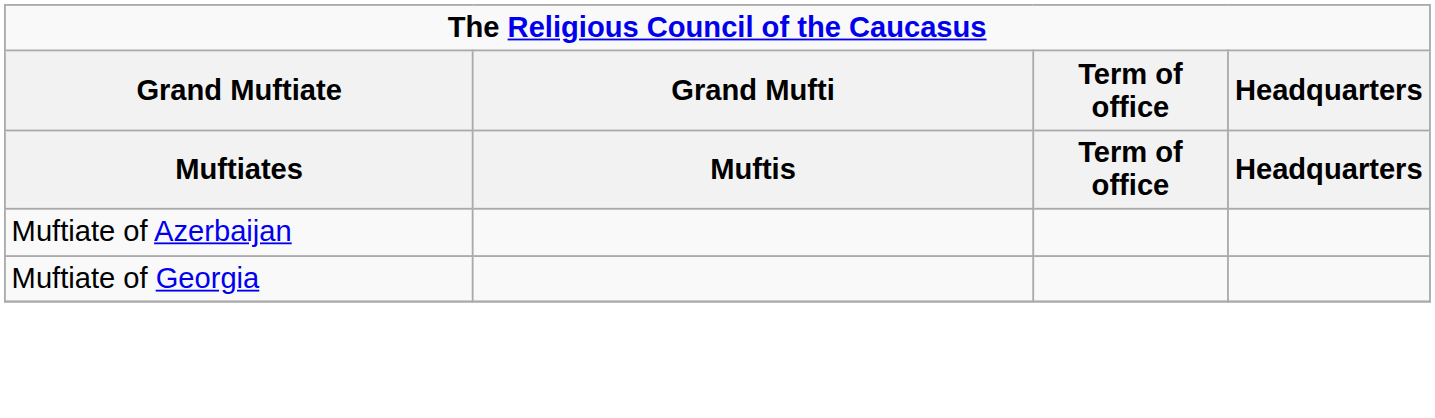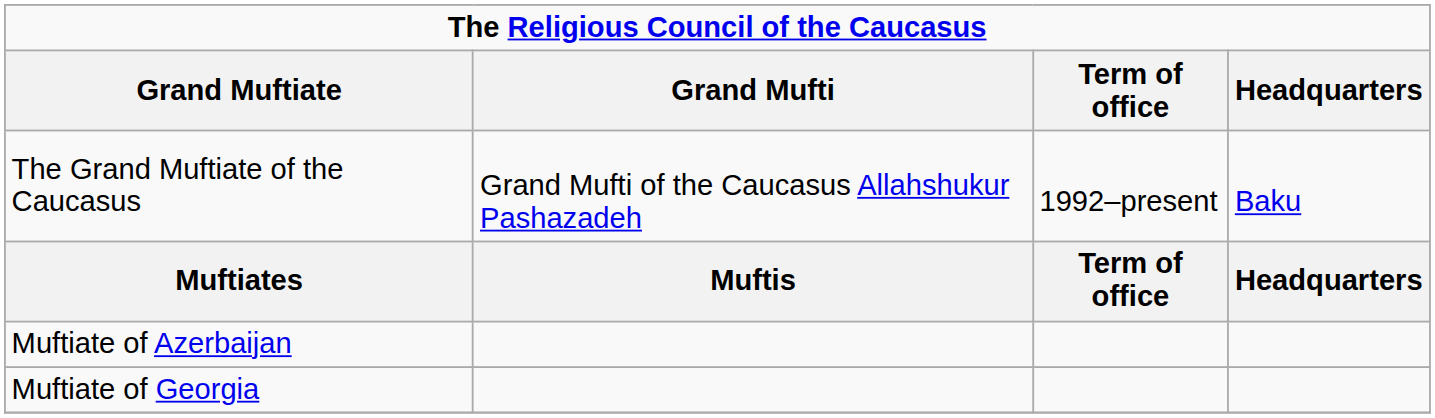+ row: (178, 185)
